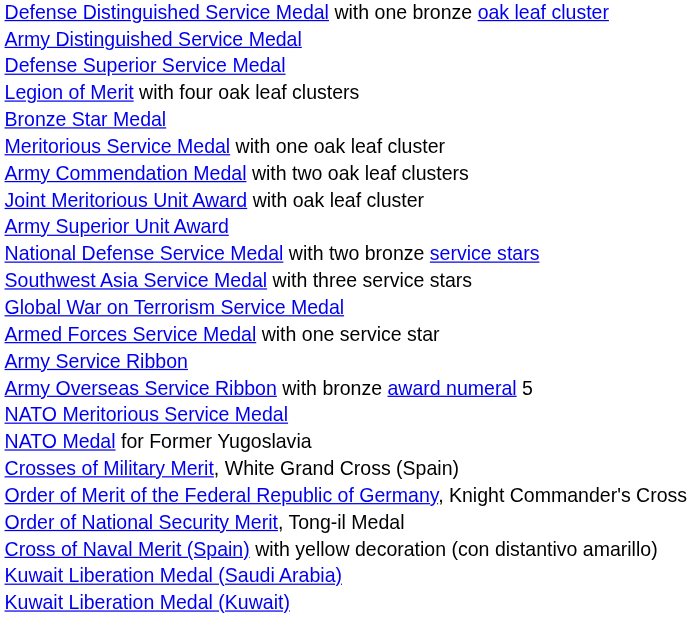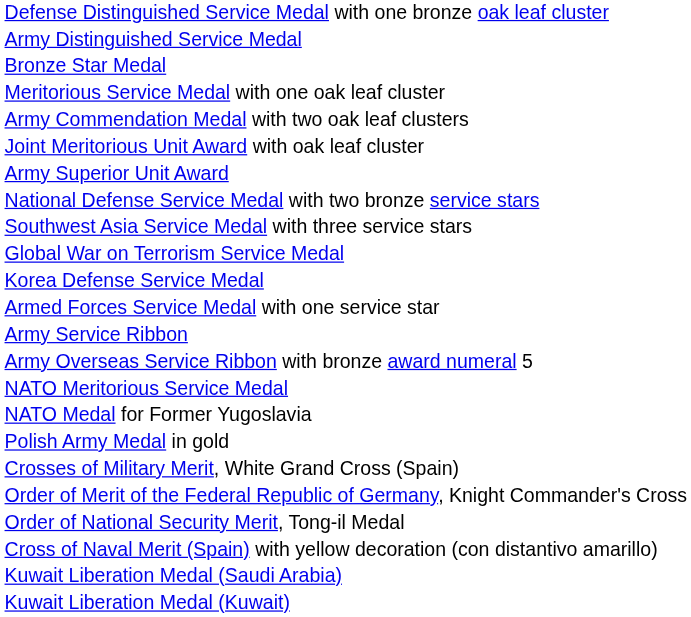- row: (145, 66)
- row: (182, 93)
+ row: (134, 280)
+ row: (117, 441)
